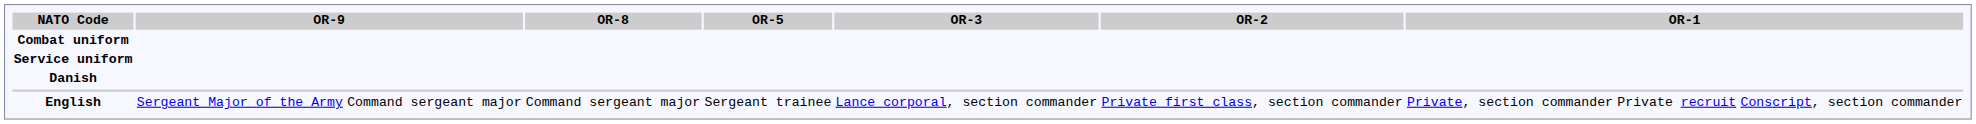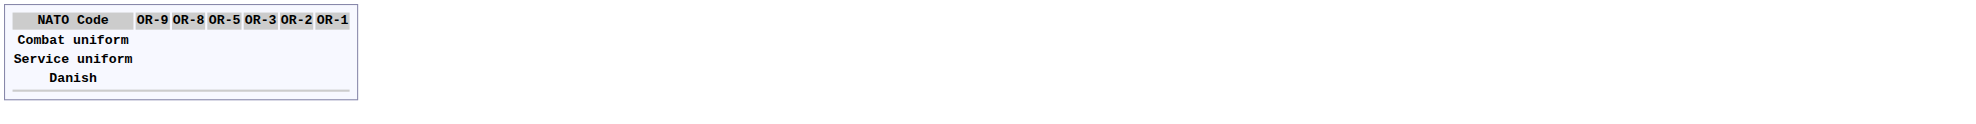- row: (73, 102)
